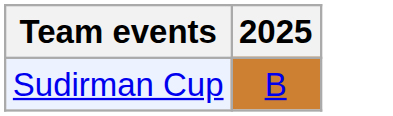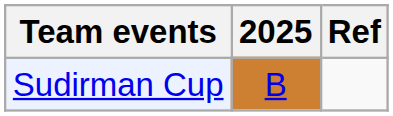+ column: (354, 32)
